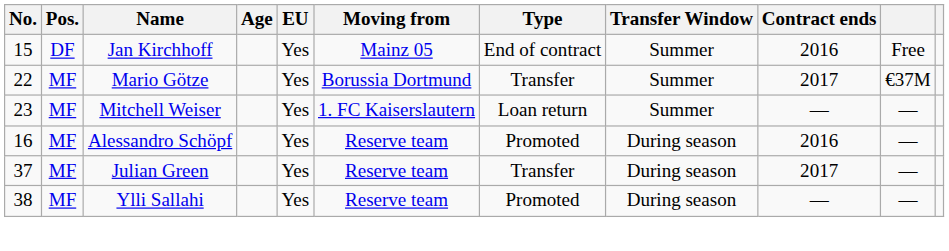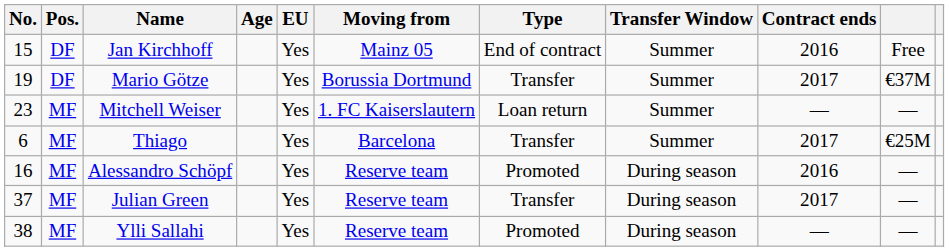(23, 79) 22 -> (23, 79) 19
(62, 79) MF -> (62, 79) DF
+ row: (160, 140)
